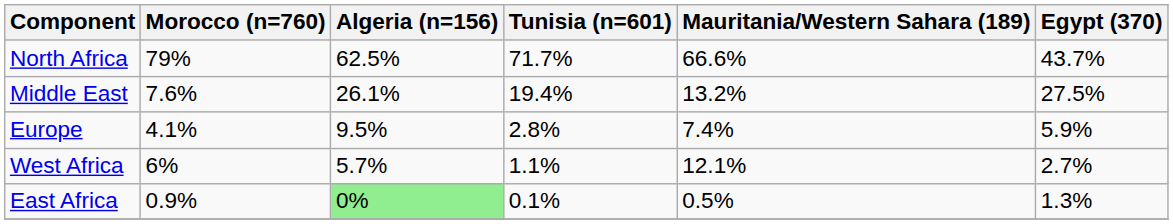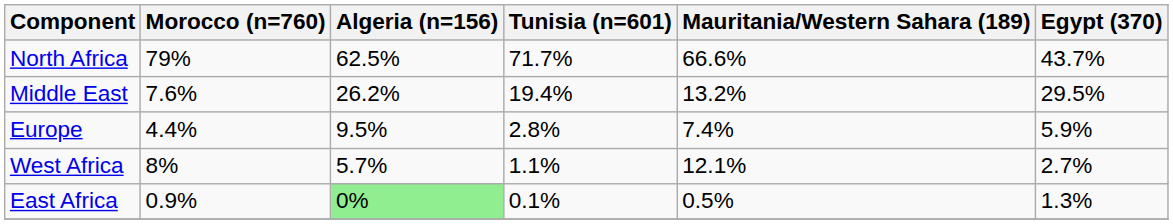(368, 93) 26.1% -> (368, 93) 26.2%
(1073, 93) 27.5% -> (1073, 93) 29.5%
(171, 129) 4.1% -> (171, 129) 4.4%
(162, 165) 6% -> (162, 165) 8%
